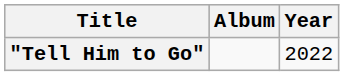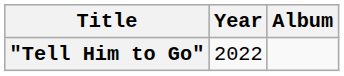columns swapped: (309, 21) <-> (244, 21)
